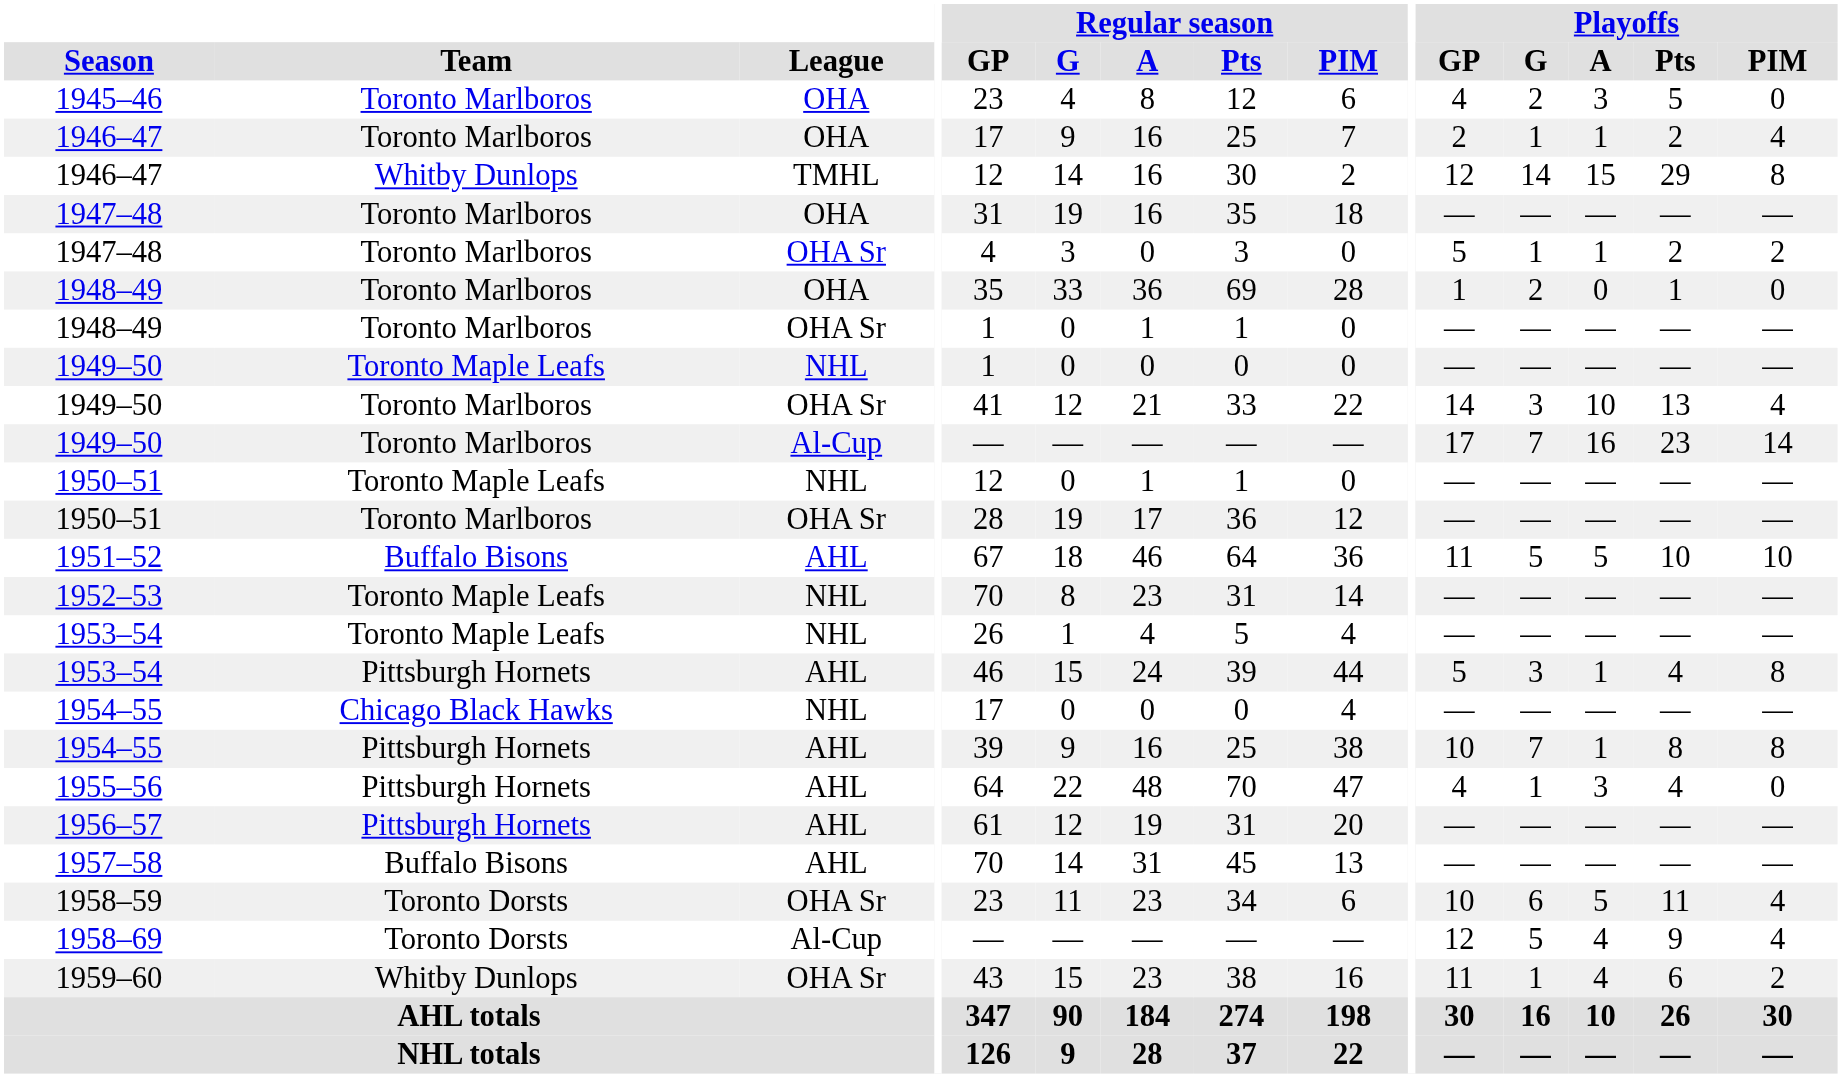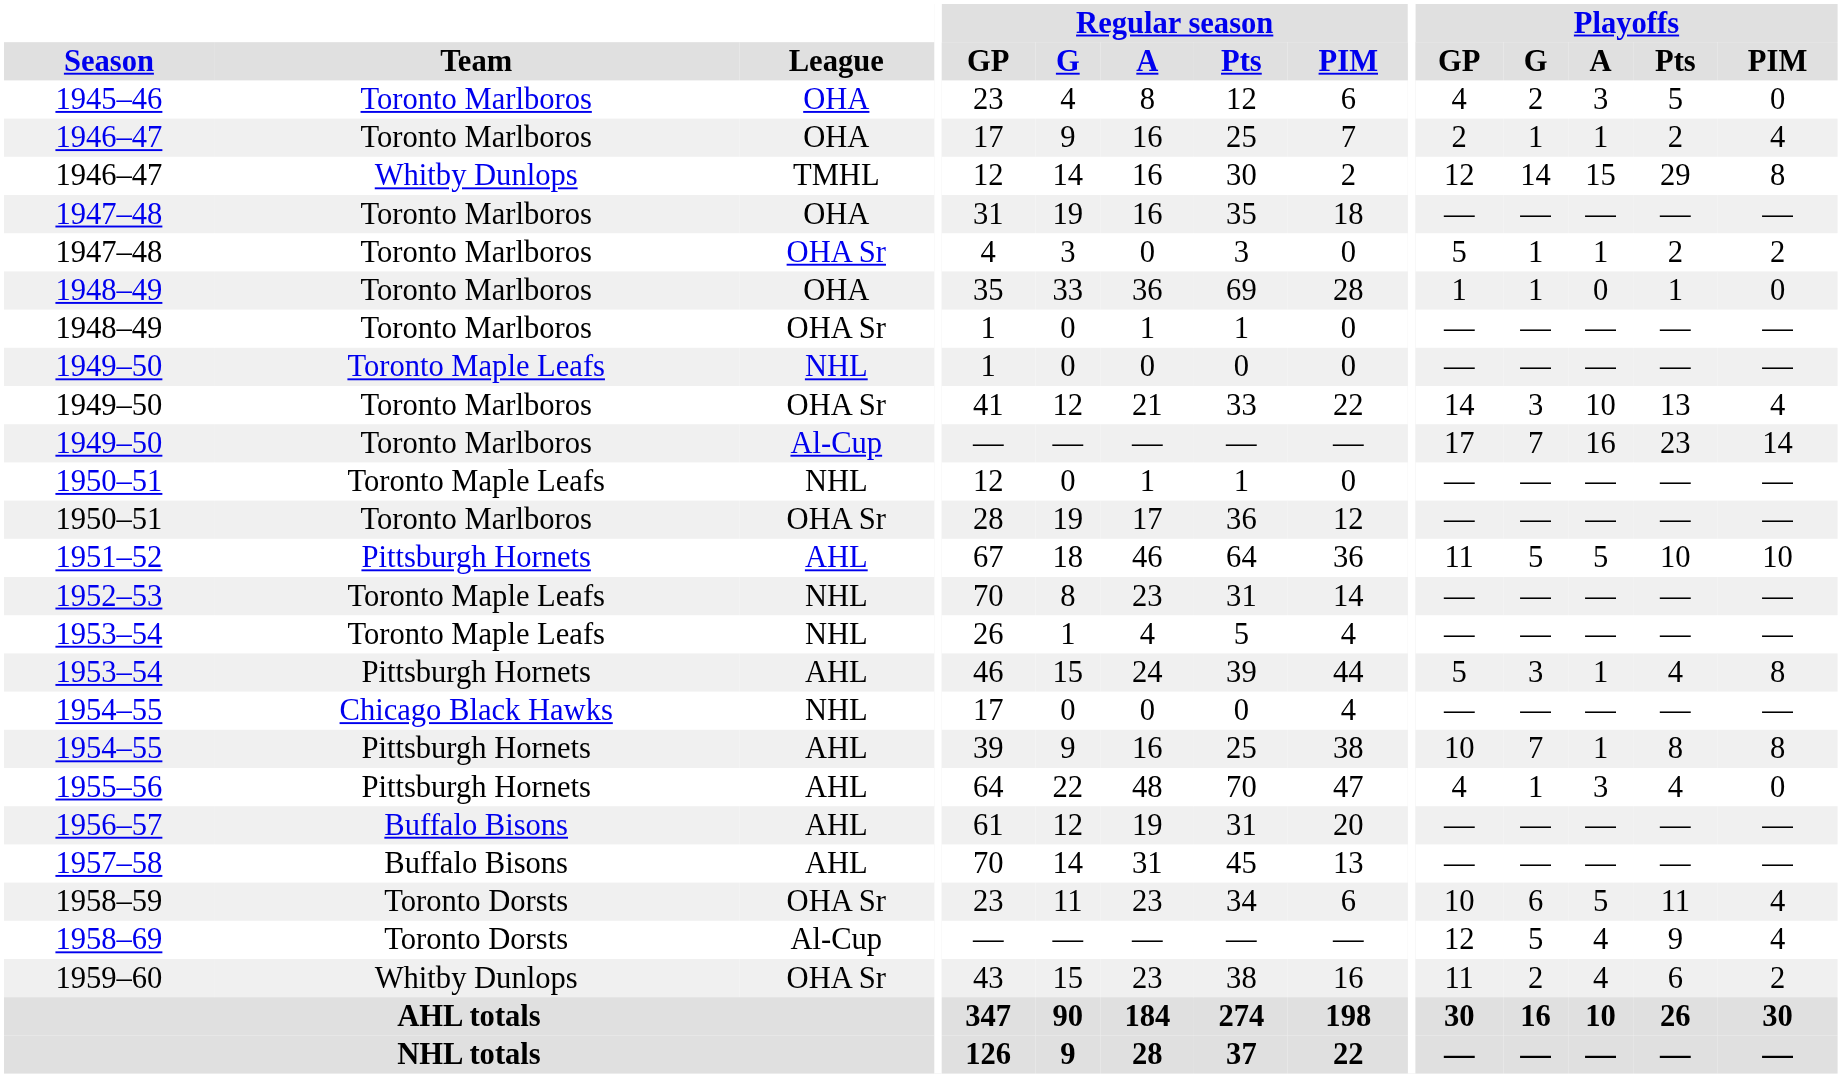(1536, 290) 2 -> (1536, 290) 1
(476, 557) Buffalo Bisons -> (476, 557) Pittsburgh Hornets
(476, 824) Pittsburgh Hornets -> (476, 824) Buffalo Bisons
(1536, 977) 1 -> (1536, 977) 2
